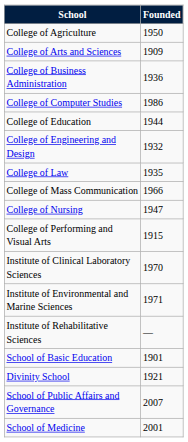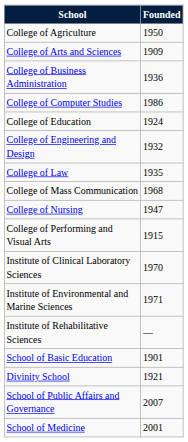(153, 121) 1944 -> (153, 121) 1924
(153, 191) 1966 -> (153, 191) 1968
